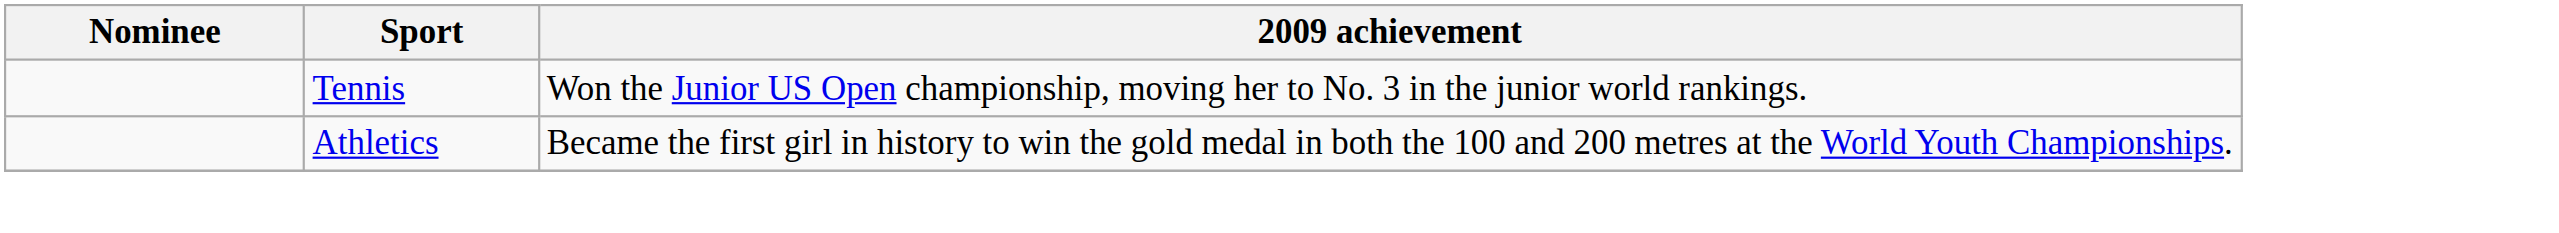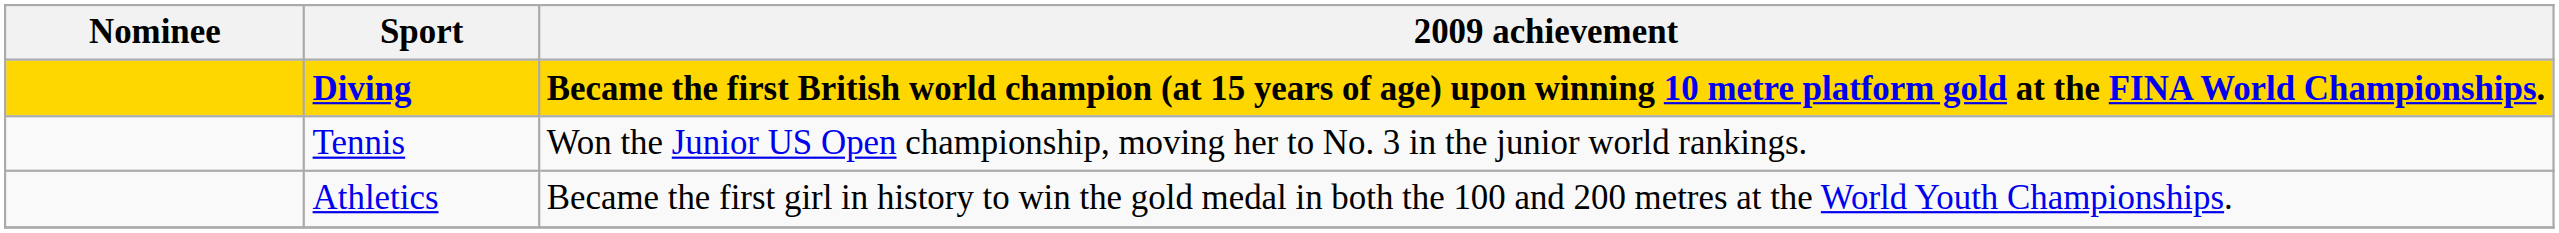+ row: (362, 87)
